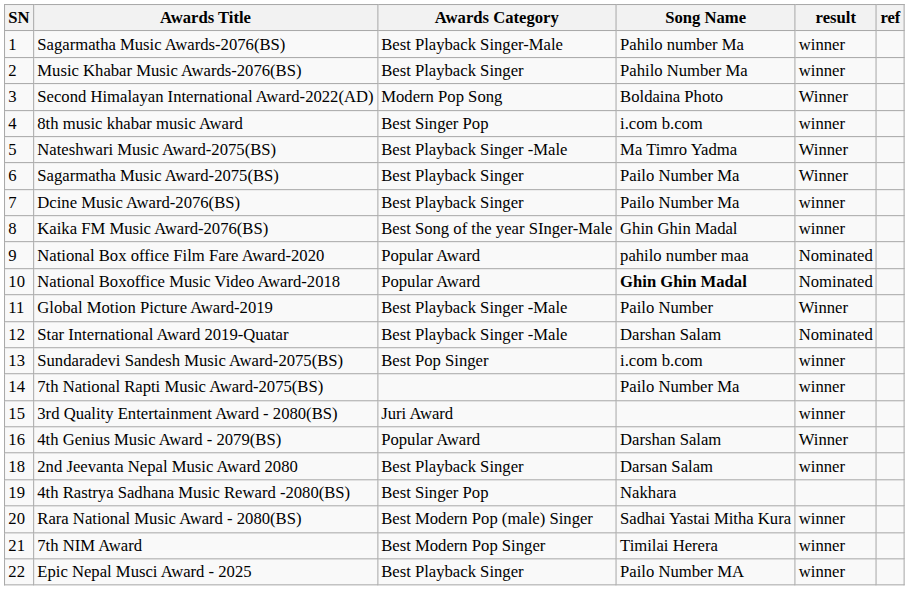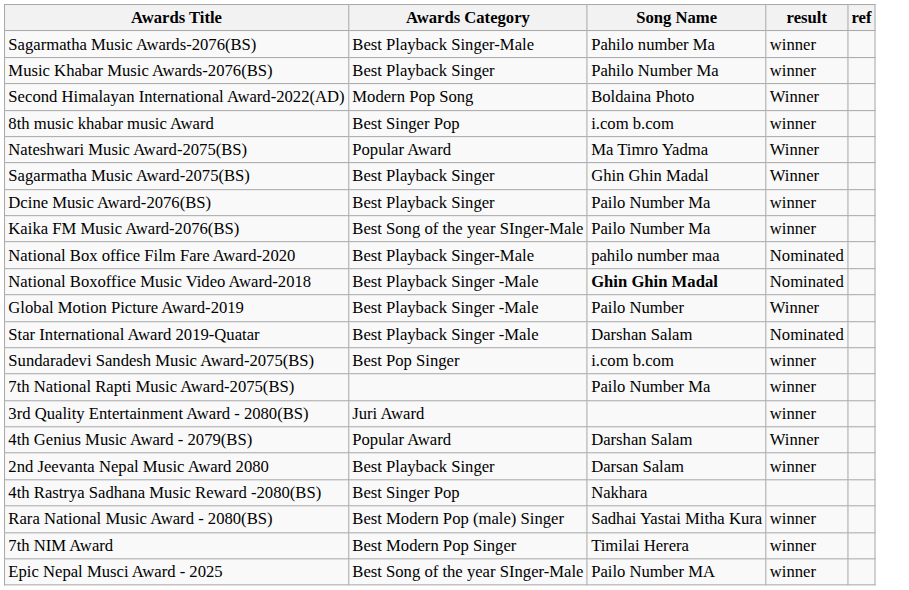- column: (19, 17)
(474, 149) Best Playback Singer -Male -> (402, 149) Popular Award
(680, 176) Pailo Number Ma -> (650, 176) Ghin Ghin Madal
(679, 228) Ghin Ghin Madal -> (651, 228) Pailo Number Ma
(431, 255) Popular Award -> (443, 255) Best Playback Singer-Male
(431, 281) Popular Award -> (445, 281) Best Playback Singer -Male
(452, 571) Best Playback Singer -> (468, 571) Best Song of the year SInger-Male
